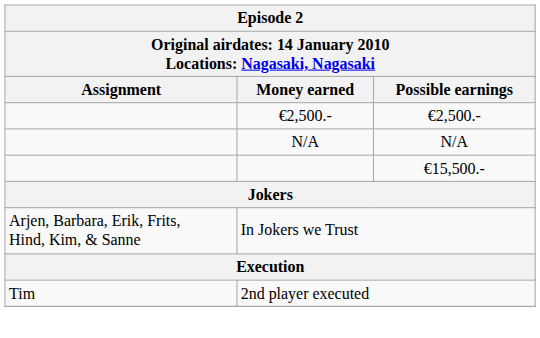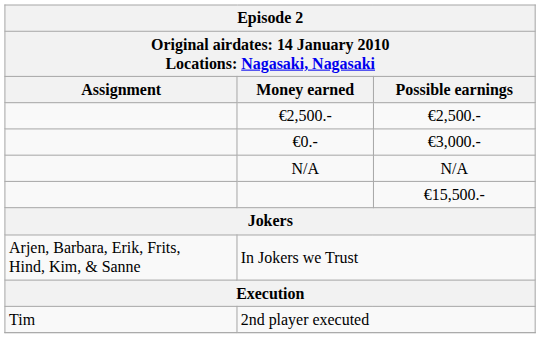+ row: (305, 142)
